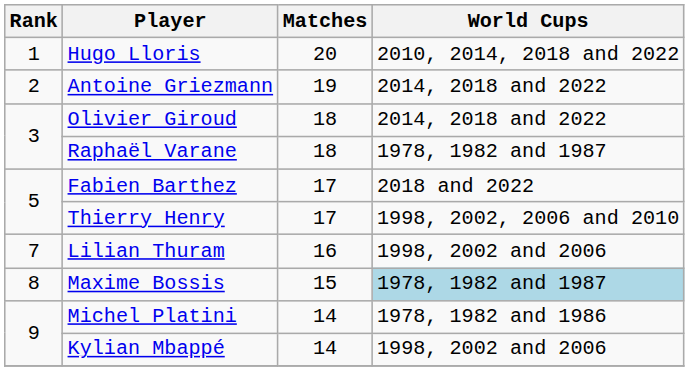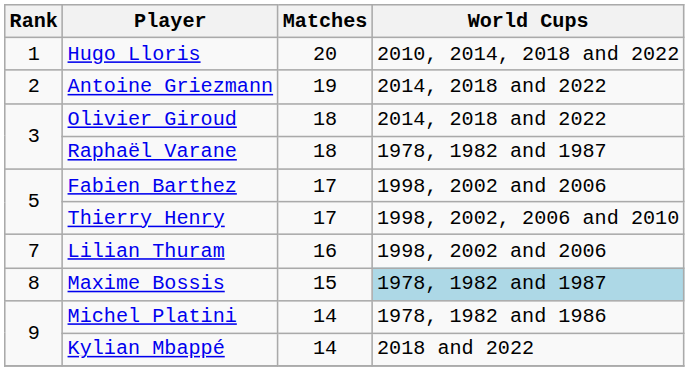(456, 185) 2018 and 2022 -> (492, 185) 1998, 2002 and 2006
(492, 350) 1998, 2002 and 2006 -> (456, 350) 2018 and 2022
